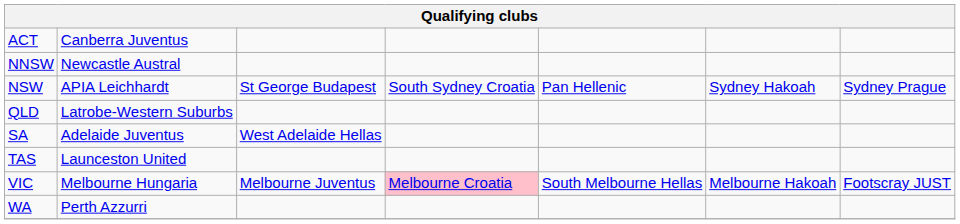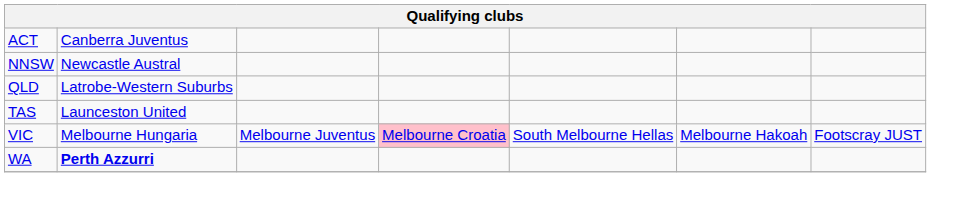- row: (25, 87)
- row: (18, 135)
(104, 207) normal -> (107, 159) bold
